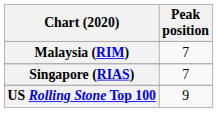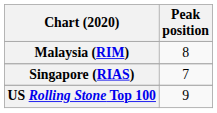(186, 52) 7 -> (186, 52) 8
